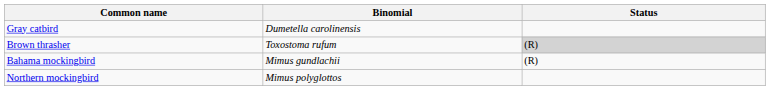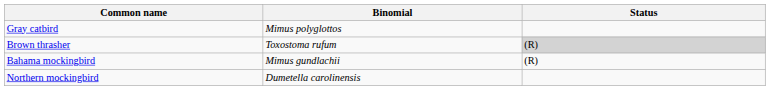(313, 28) Dumetella carolinensis -> (303, 28) Mimus polyglottos
(303, 77) Mimus polyglottos -> (313, 77) Dumetella carolinensis
